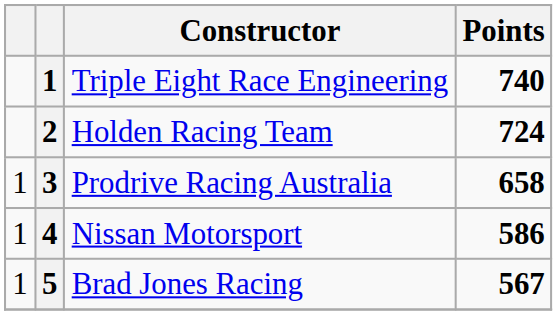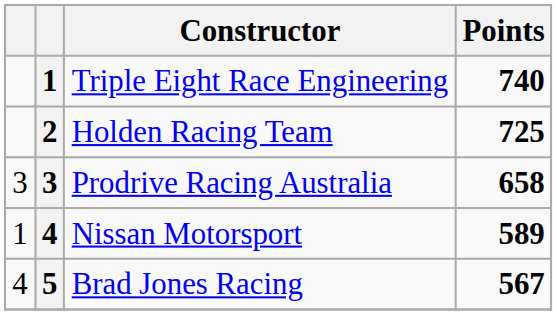(522, 131) 724 -> (522, 131) 725
(20, 182) 1 -> (20, 182) 3
(522, 233) 586 -> (522, 233) 589
(20, 284) 1 -> (20, 284) 4
